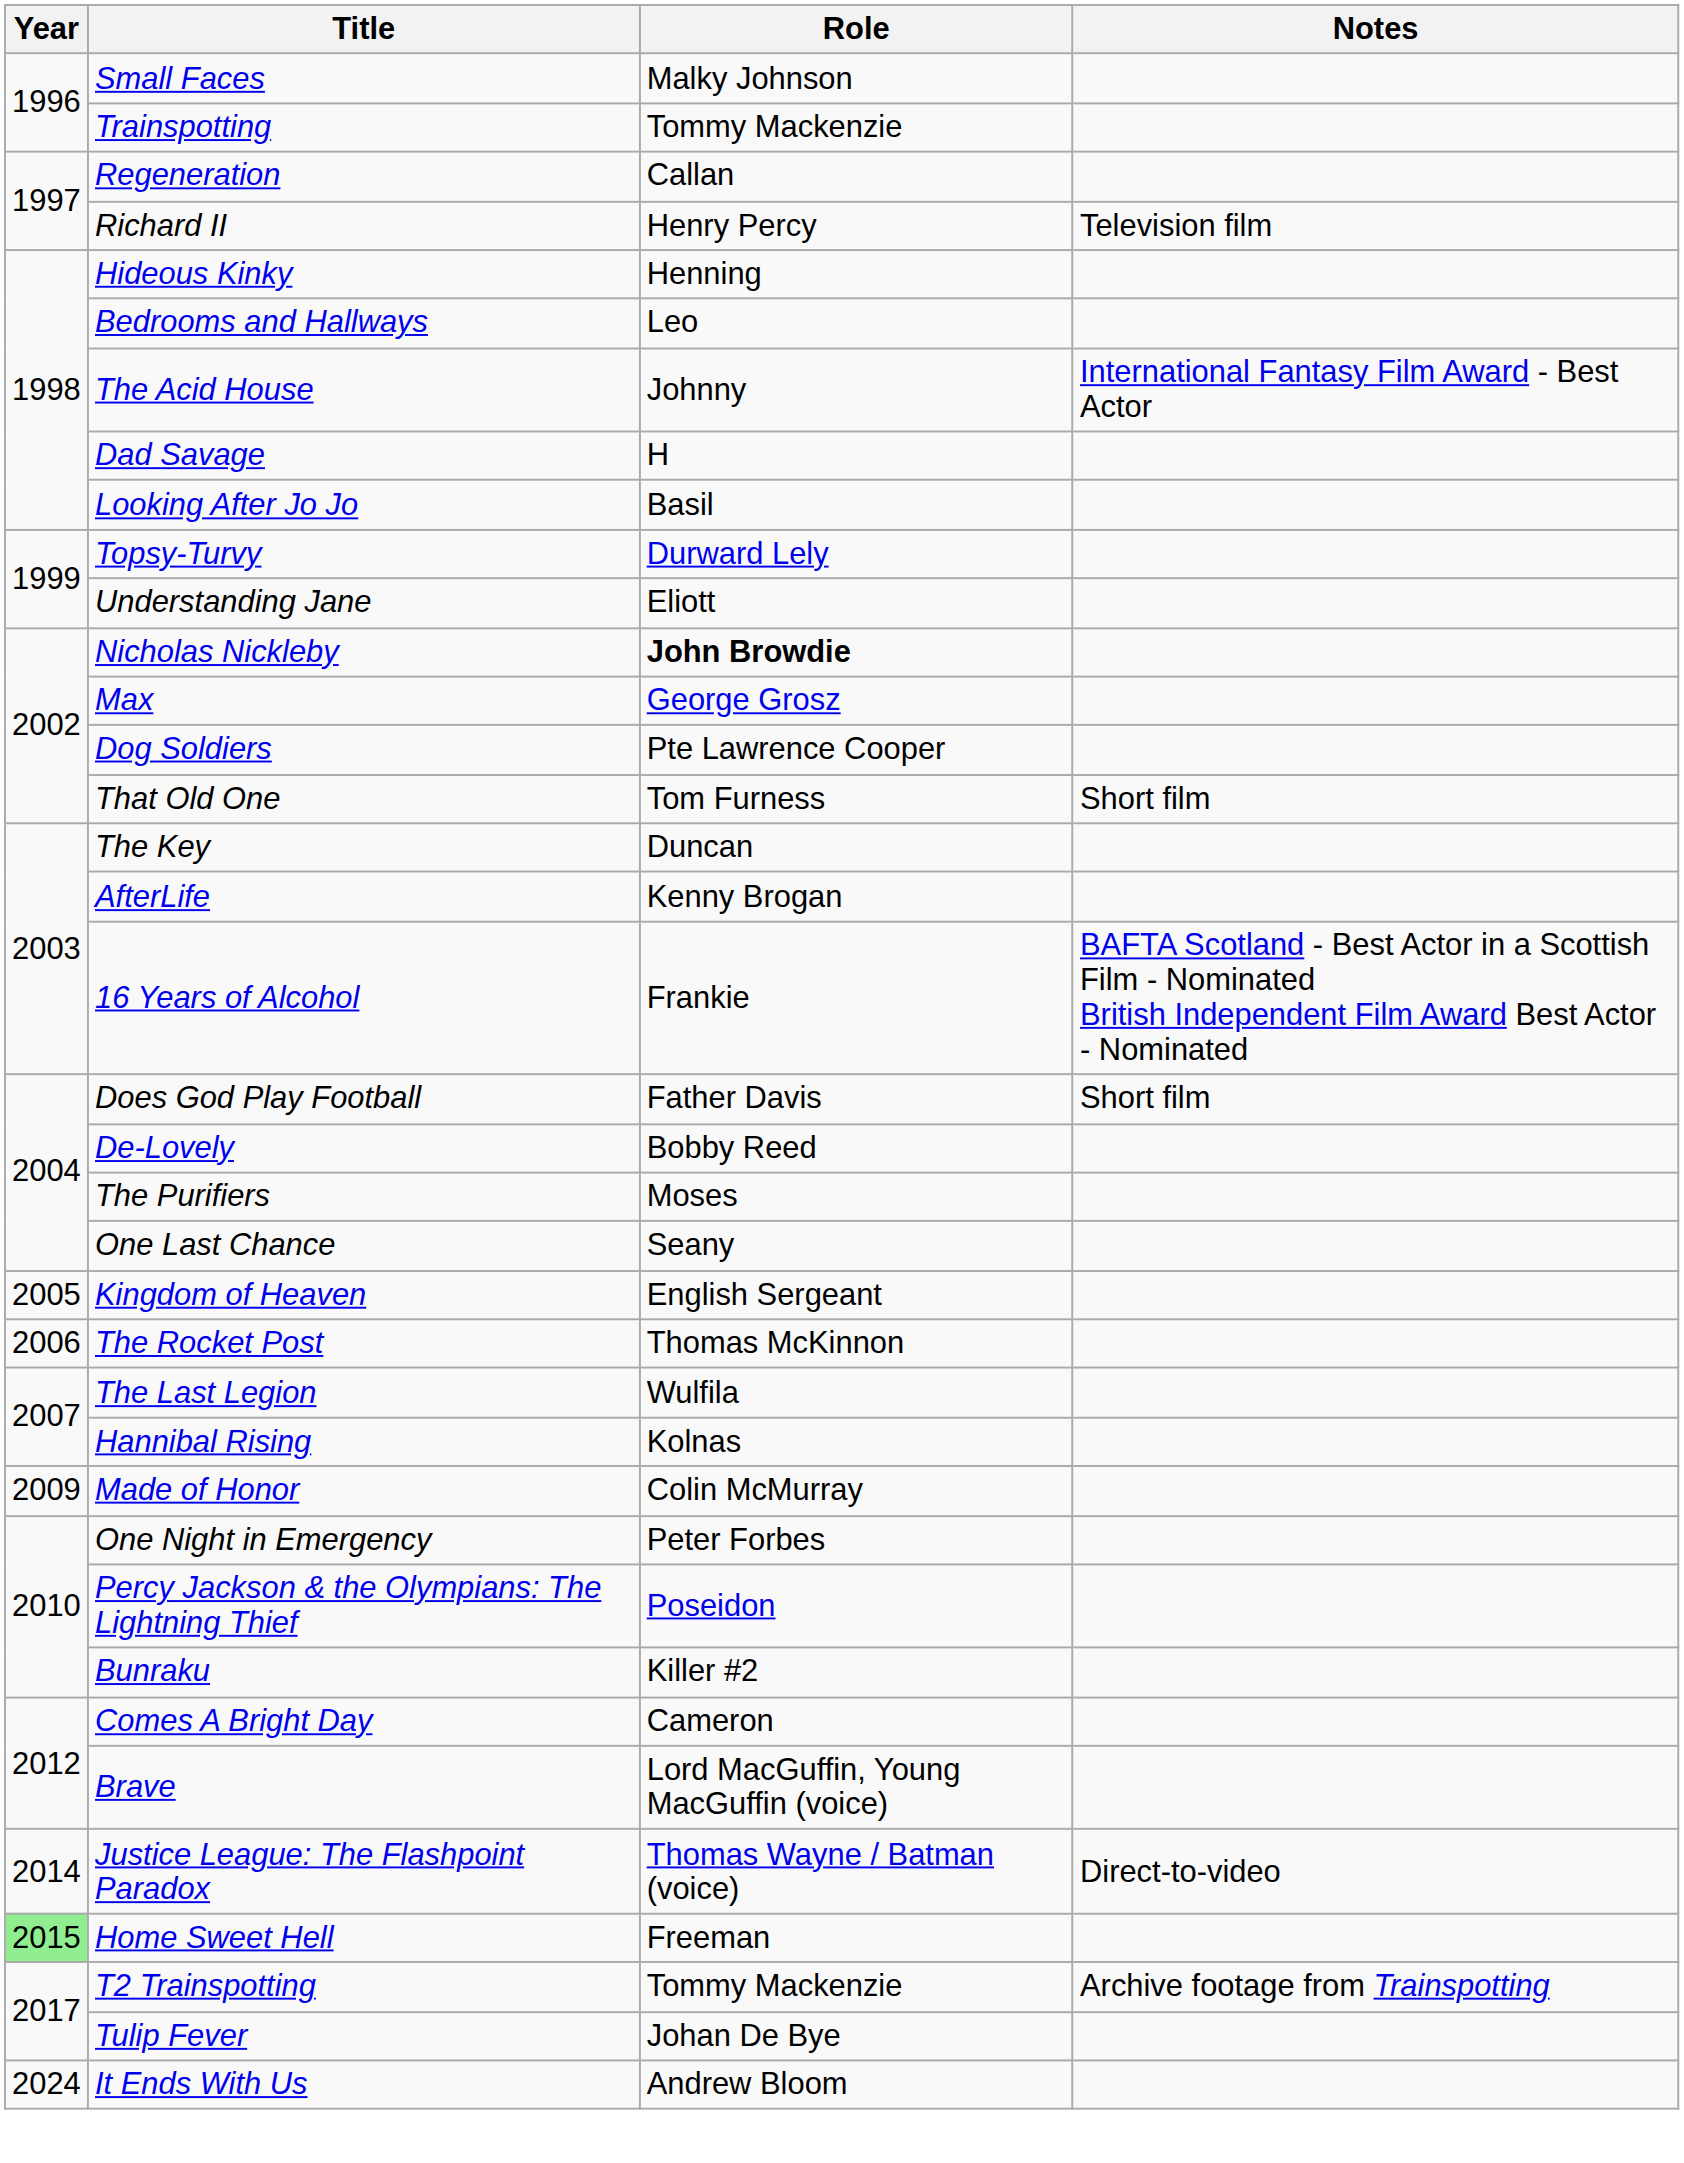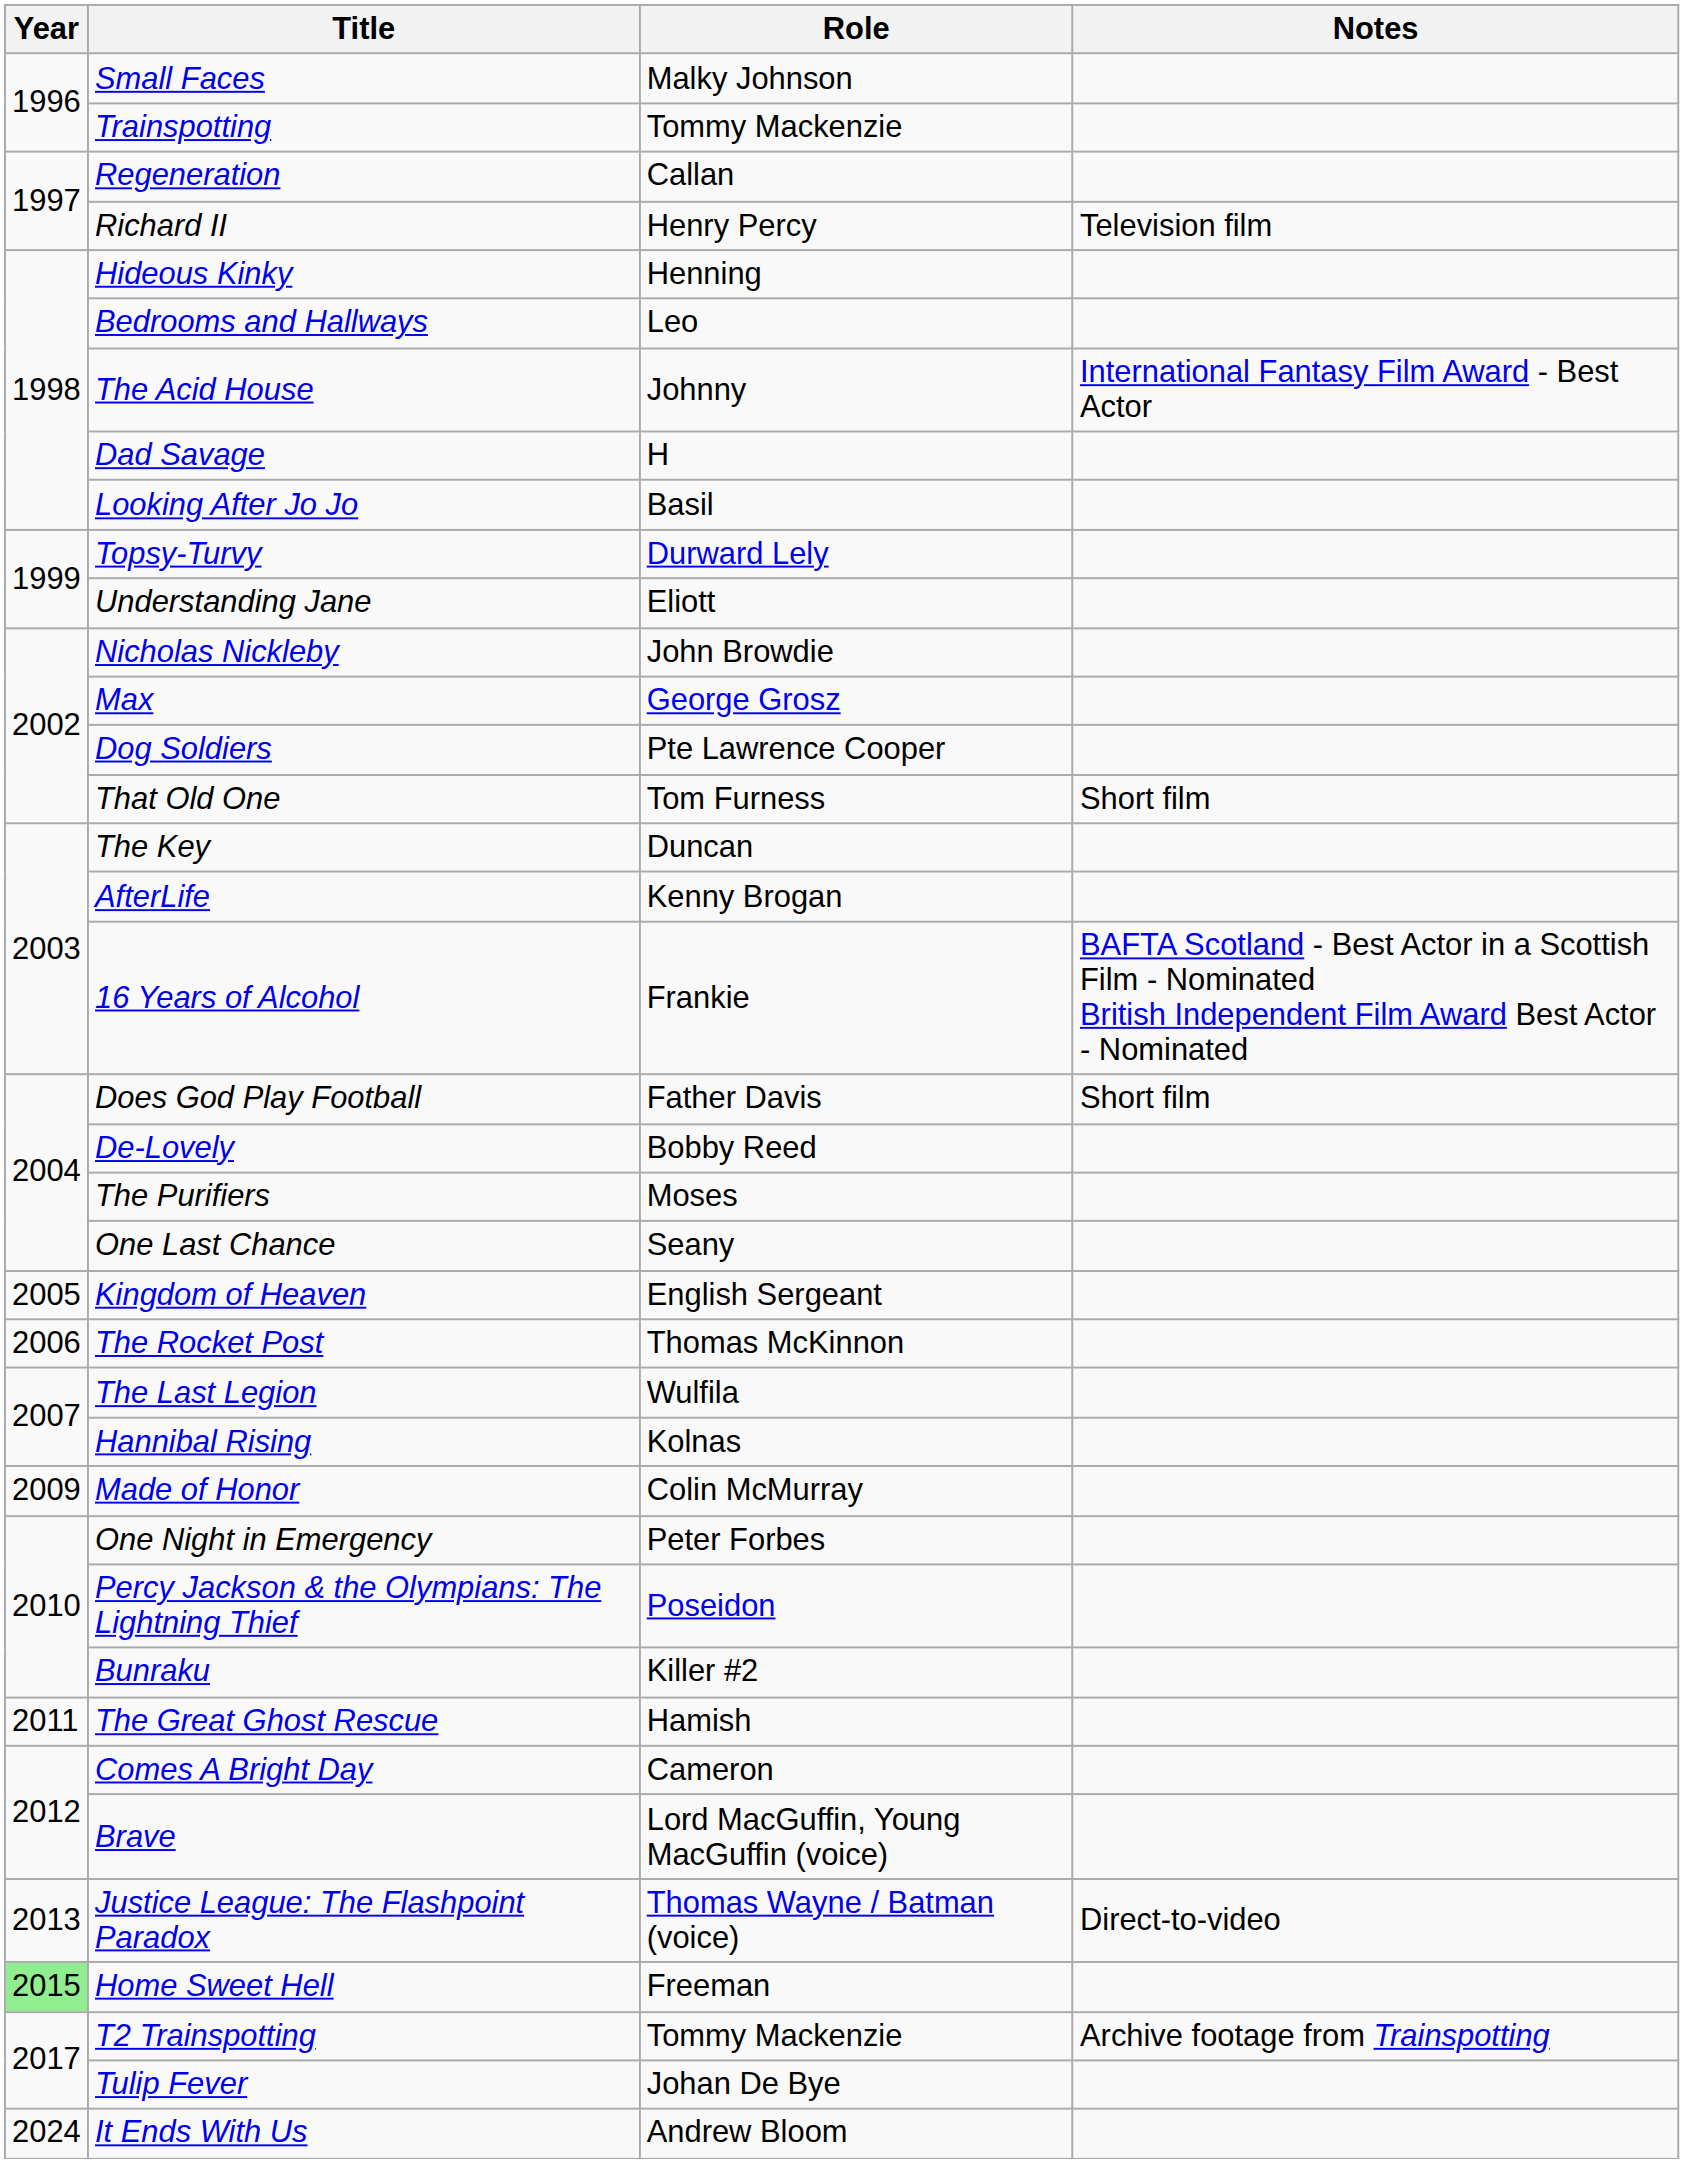(749, 651) bold -> (740, 651) normal
+ row: (267, 1720)
(46, 1870) 2014 -> (46, 1919) 2013
